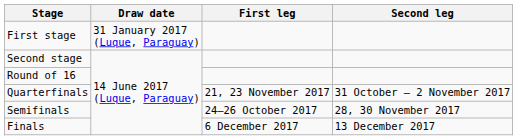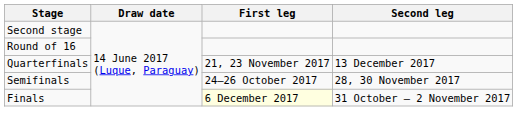- row: (41, 36)
(422, 93) 31 October – 2 November 2017 -> (385, 64) 13 December 2017
(252, 127) no background -> (252, 98) lightyellow background
(385, 127) 13 December 2017 -> (422, 98) 31 October – 2 November 2017
